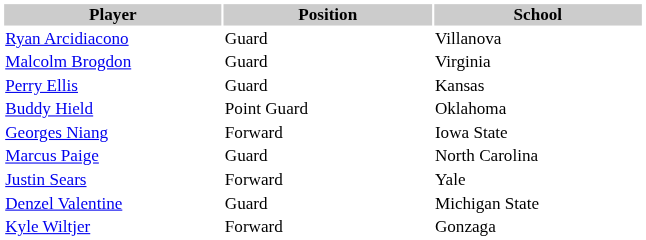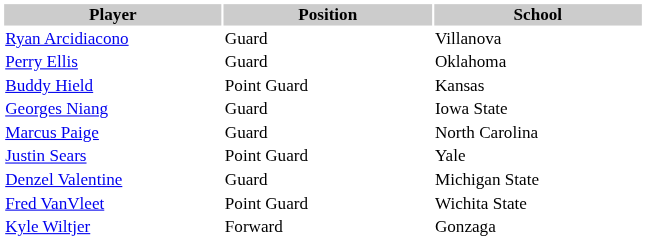- row: (68, 61)
(460, 85) Kansas -> (471, 61) Oklahoma
(471, 108) Oklahoma -> (460, 85) Kansas
(254, 132) Forward -> (246, 108) Guard
(254, 179) Forward -> (266, 156) Point Guard
+ row: (55, 203)
